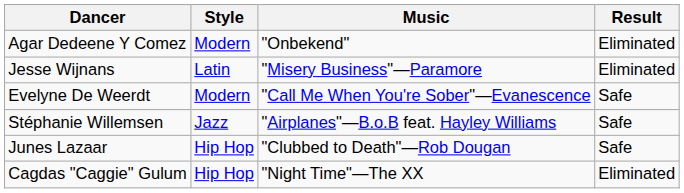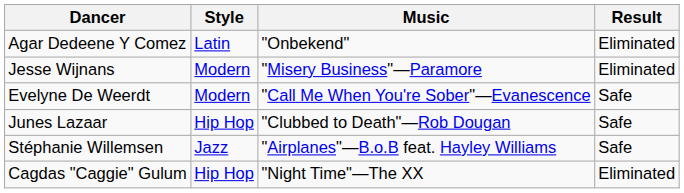(222, 43) Modern -> (212, 43) Latin
(212, 69) Latin -> (222, 69) Modern
rows swapped: (58, 148) <-> (86, 122)
